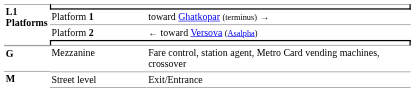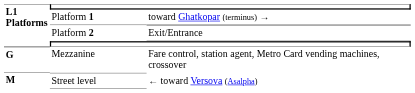(203, 32) ← toward Versova (Asalpha) -> (175, 33) Exit/Entrance
(175, 79) Exit/Entrance -> (203, 81) ← toward Versova (Asalpha)
